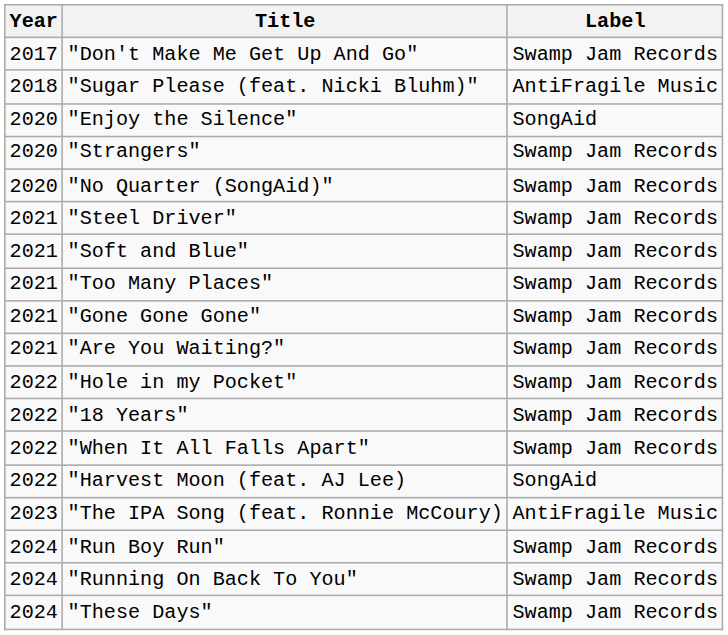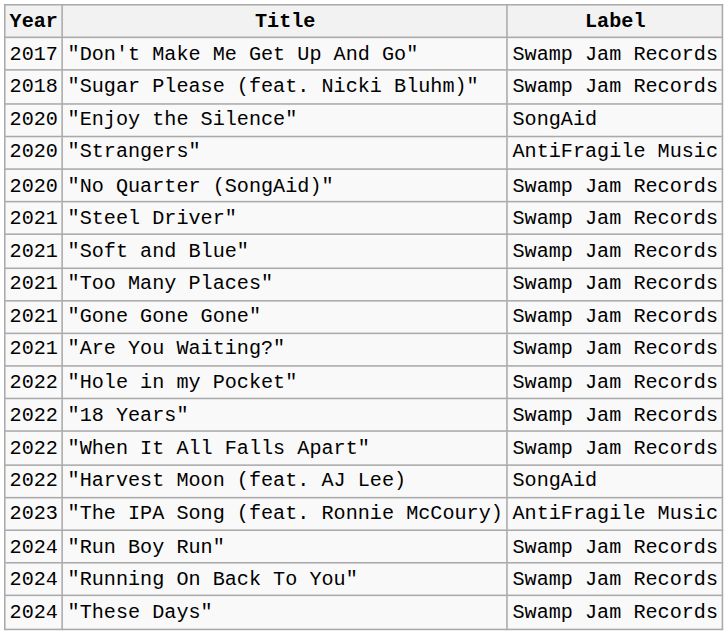(615, 87) AntiFragile Music -> (615, 87) Swamp Jam Records
(615, 153) Swamp Jam Records -> (615, 153) AntiFragile Music
